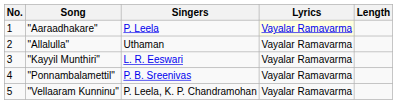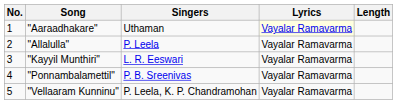(141, 28) P. Leela -> (144, 28) Uthaman
(144, 44) Uthaman -> (141, 44) P. Leela
